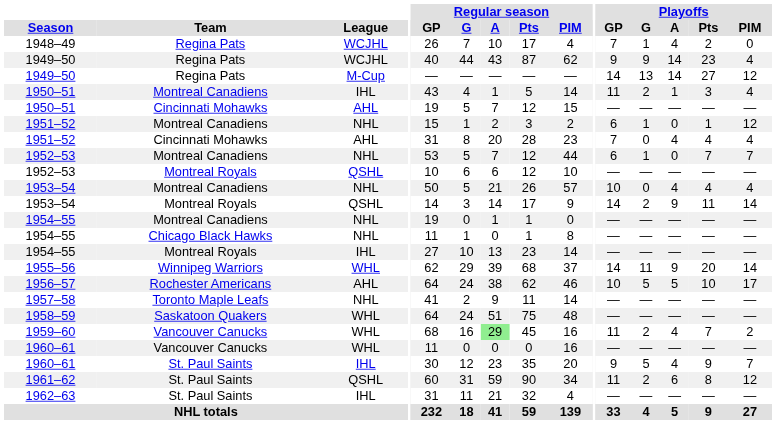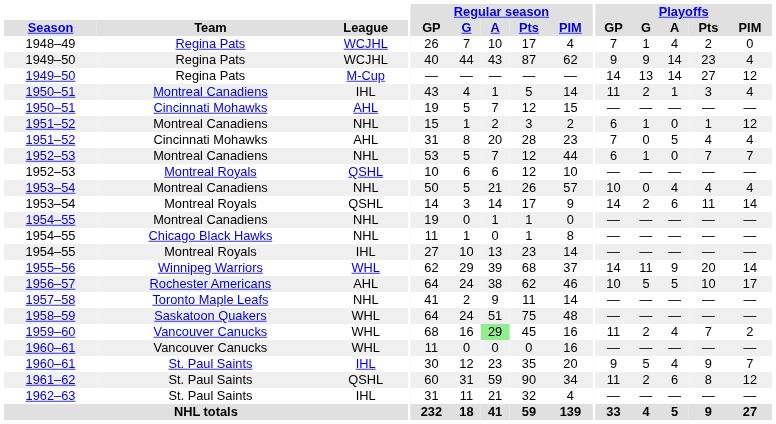(675, 140) 4 -> (675, 140) 5
(675, 204) 9 -> (675, 204) 6
